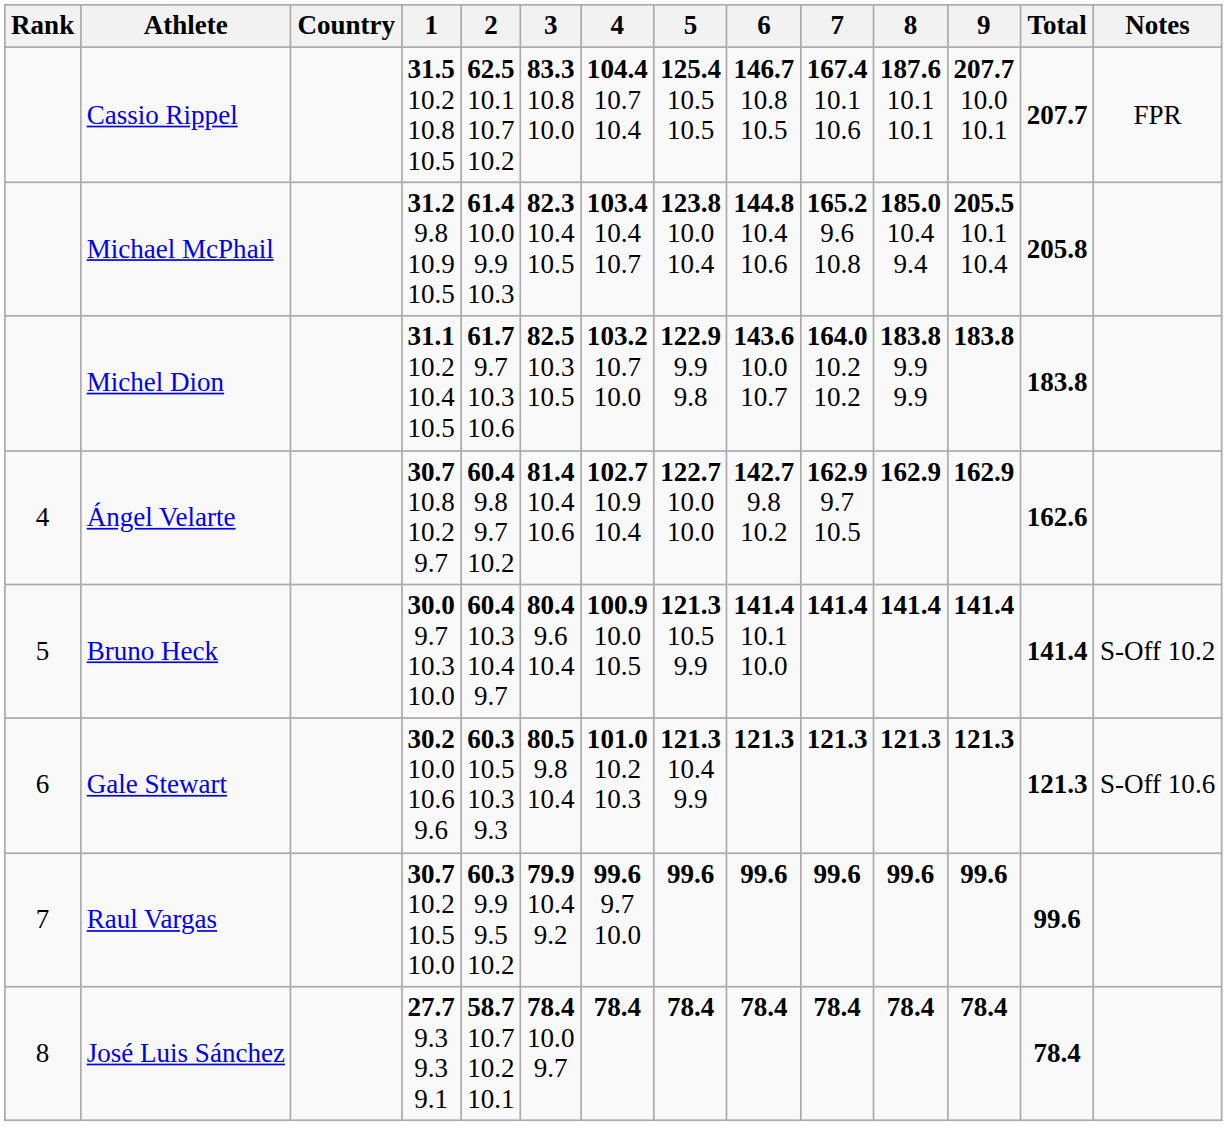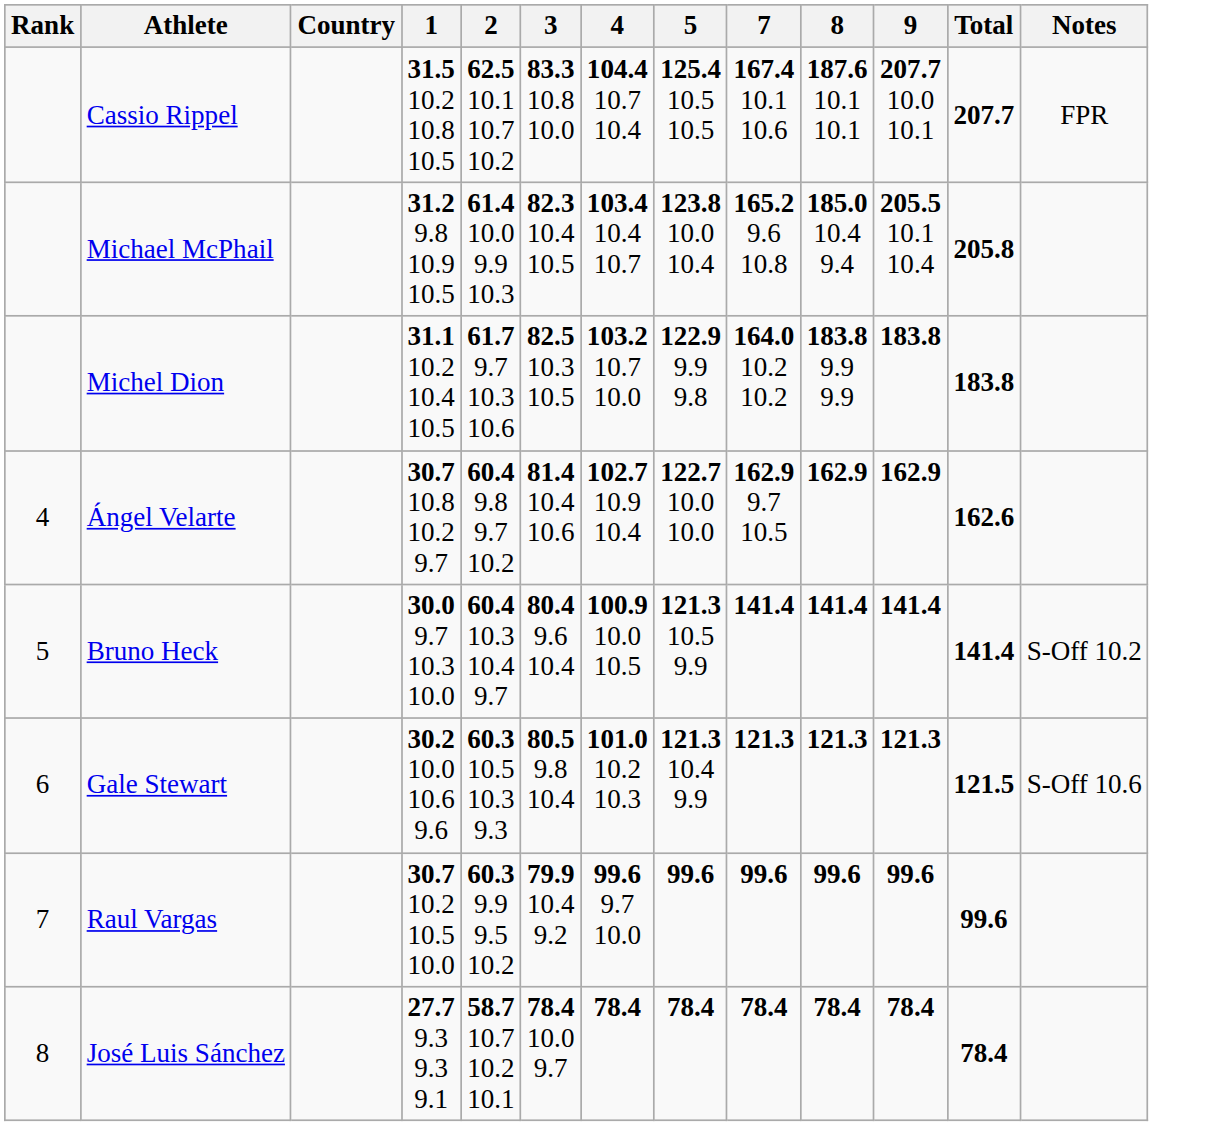- column: (764, 25)
(1057, 785) 121.3 -> (984, 785) 121.5
